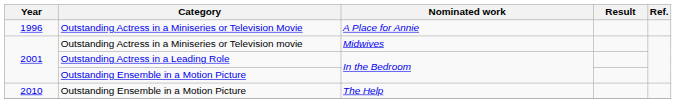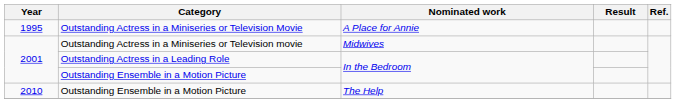(31, 28) 1996 -> (31, 28) 1995
